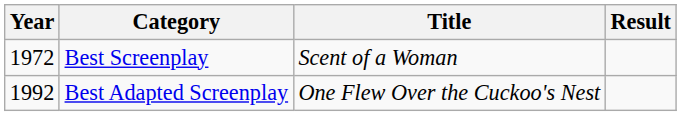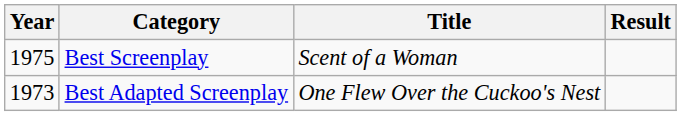(32, 57) 1972 -> (32, 57) 1975
(32, 92) 1992 -> (32, 92) 1973
